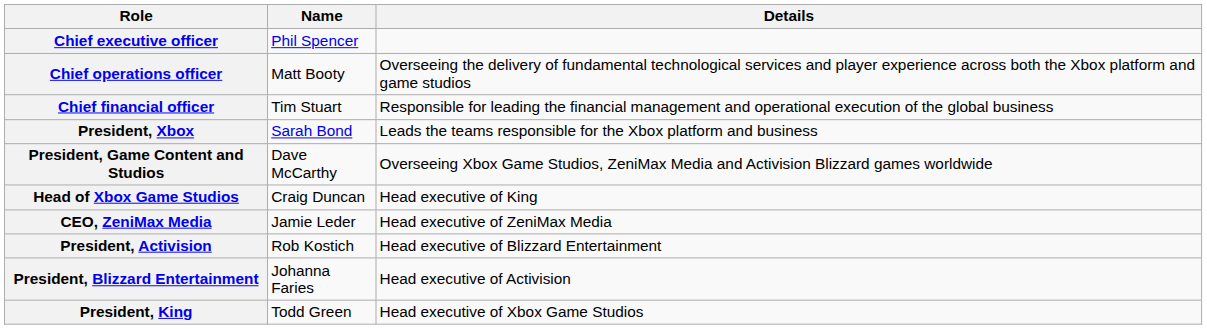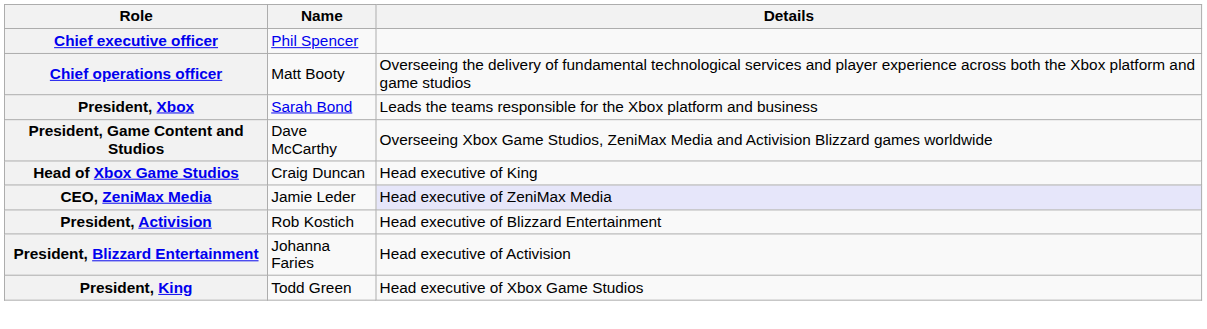- row: (136, 107)
(496, 221) no background -> (496, 197) lavender background
